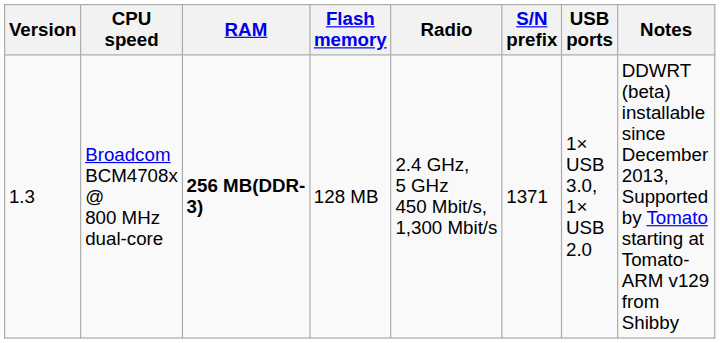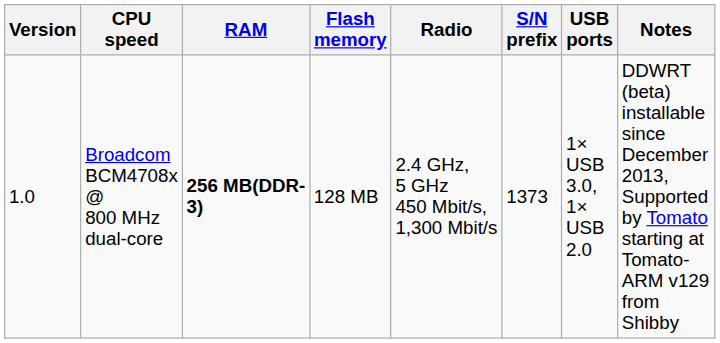(22, 196) 1.3 -> (22, 196) 1.0
(527, 196) 1371 -> (527, 196) 1373
